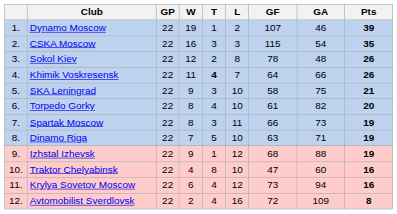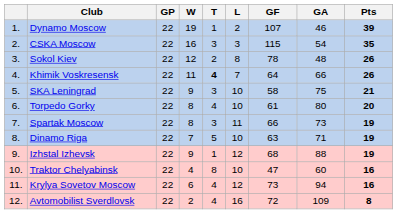(321, 106) 82 -> (321, 106) 80
